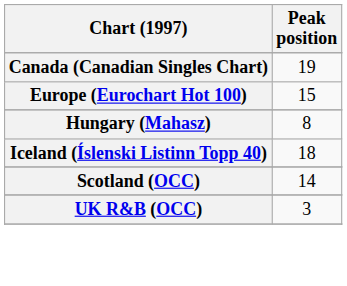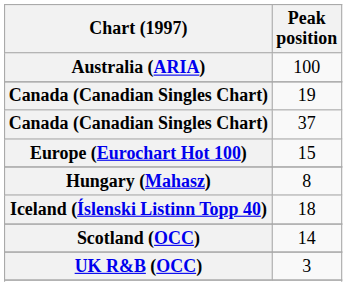+ row: (307, 67)
+ row: (307, 124)
